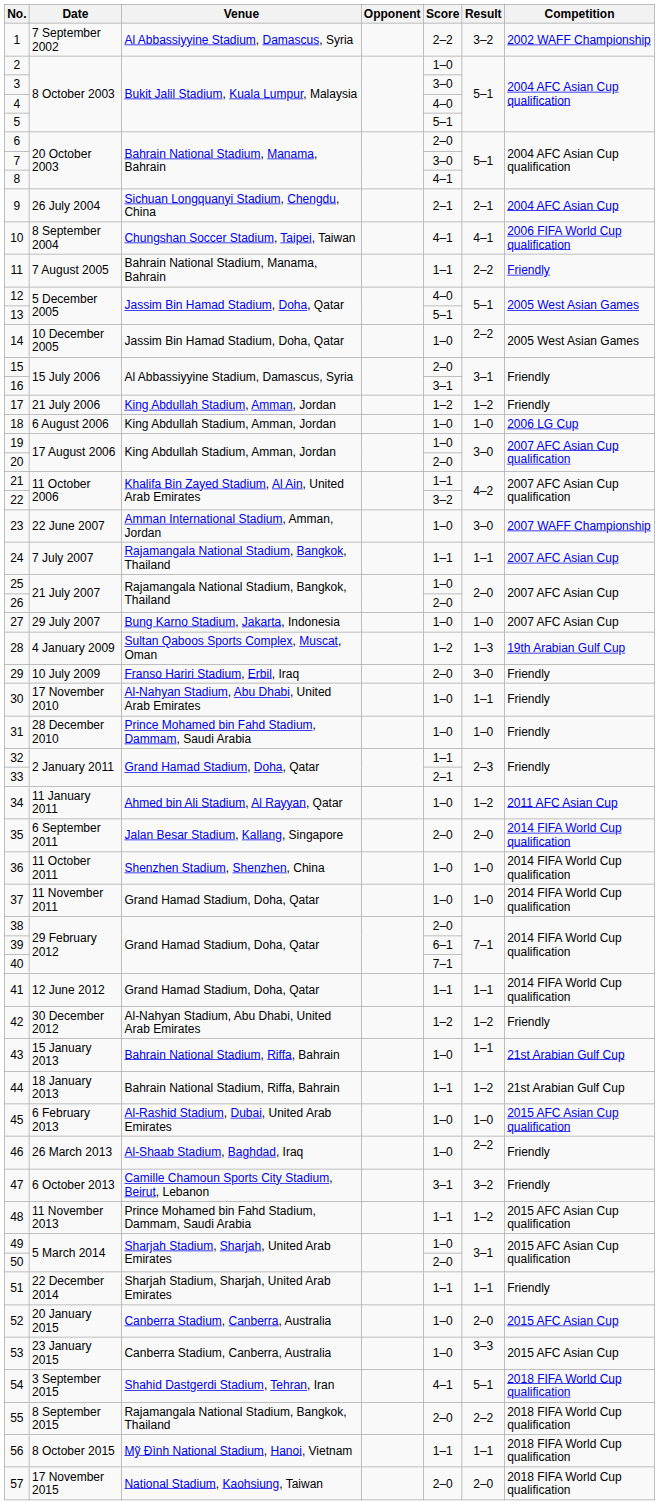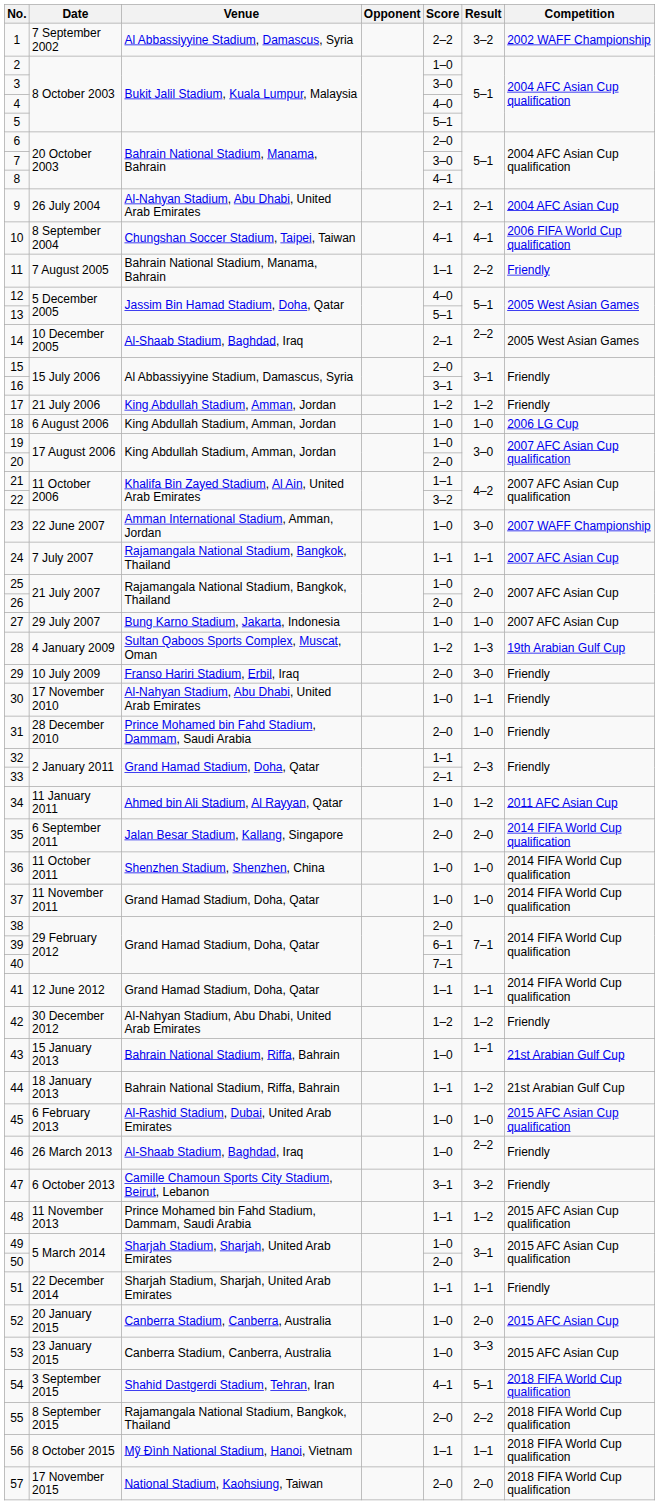(232, 205) Sichuan Longquanyi Stadium, Chengdu, China -> (228, 205) Al-Nahyan Stadium, Abu Dhabi, United Arab Emirates
(234, 341) Jassim Bin Hamad Stadium, Doha, Qatar -> (214, 341) Al-Shaab Stadium, Baghdad, Iraq
(443, 341) 1–0 -> (443, 341) 2–1
(443, 732) 1–0 -> (443, 732) 2–0
